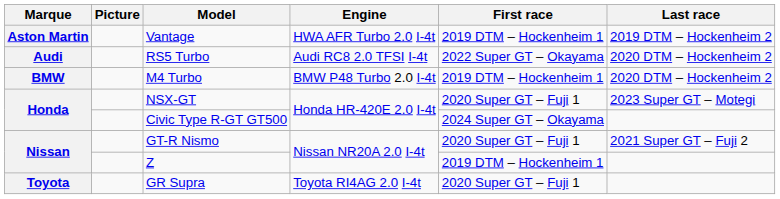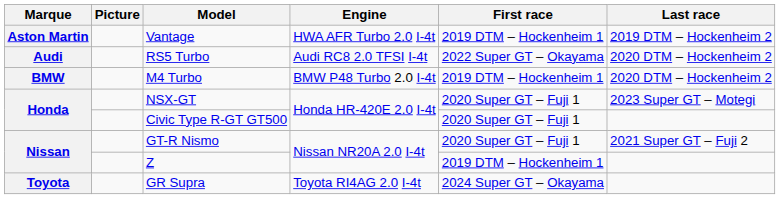(523, 120) 2024 Super GT – Okayama -> (511, 120) 2020 Super GT – Fuji 1
(511, 183) 2020 Super GT – Fuji 1 -> (523, 183) 2024 Super GT – Okayama
